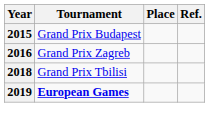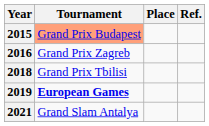(89, 33) no background -> (89, 33) lightsalmon background
+ row: (20, 111)
